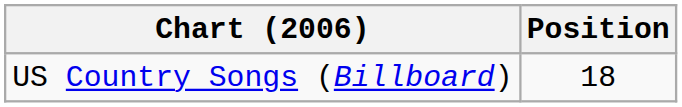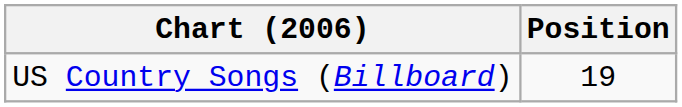(598, 78) 18 -> (598, 78) 19
